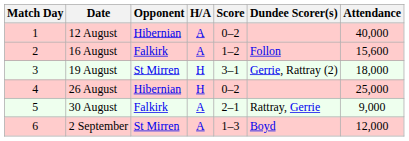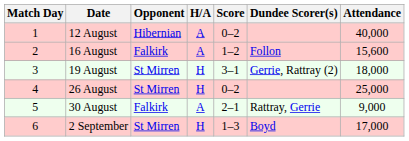(157, 88) Hibernian -> (157, 88) St Mirren
(200, 126) A -> (200, 126) H
(372, 126) 12,000 -> (372, 126) 17,000
